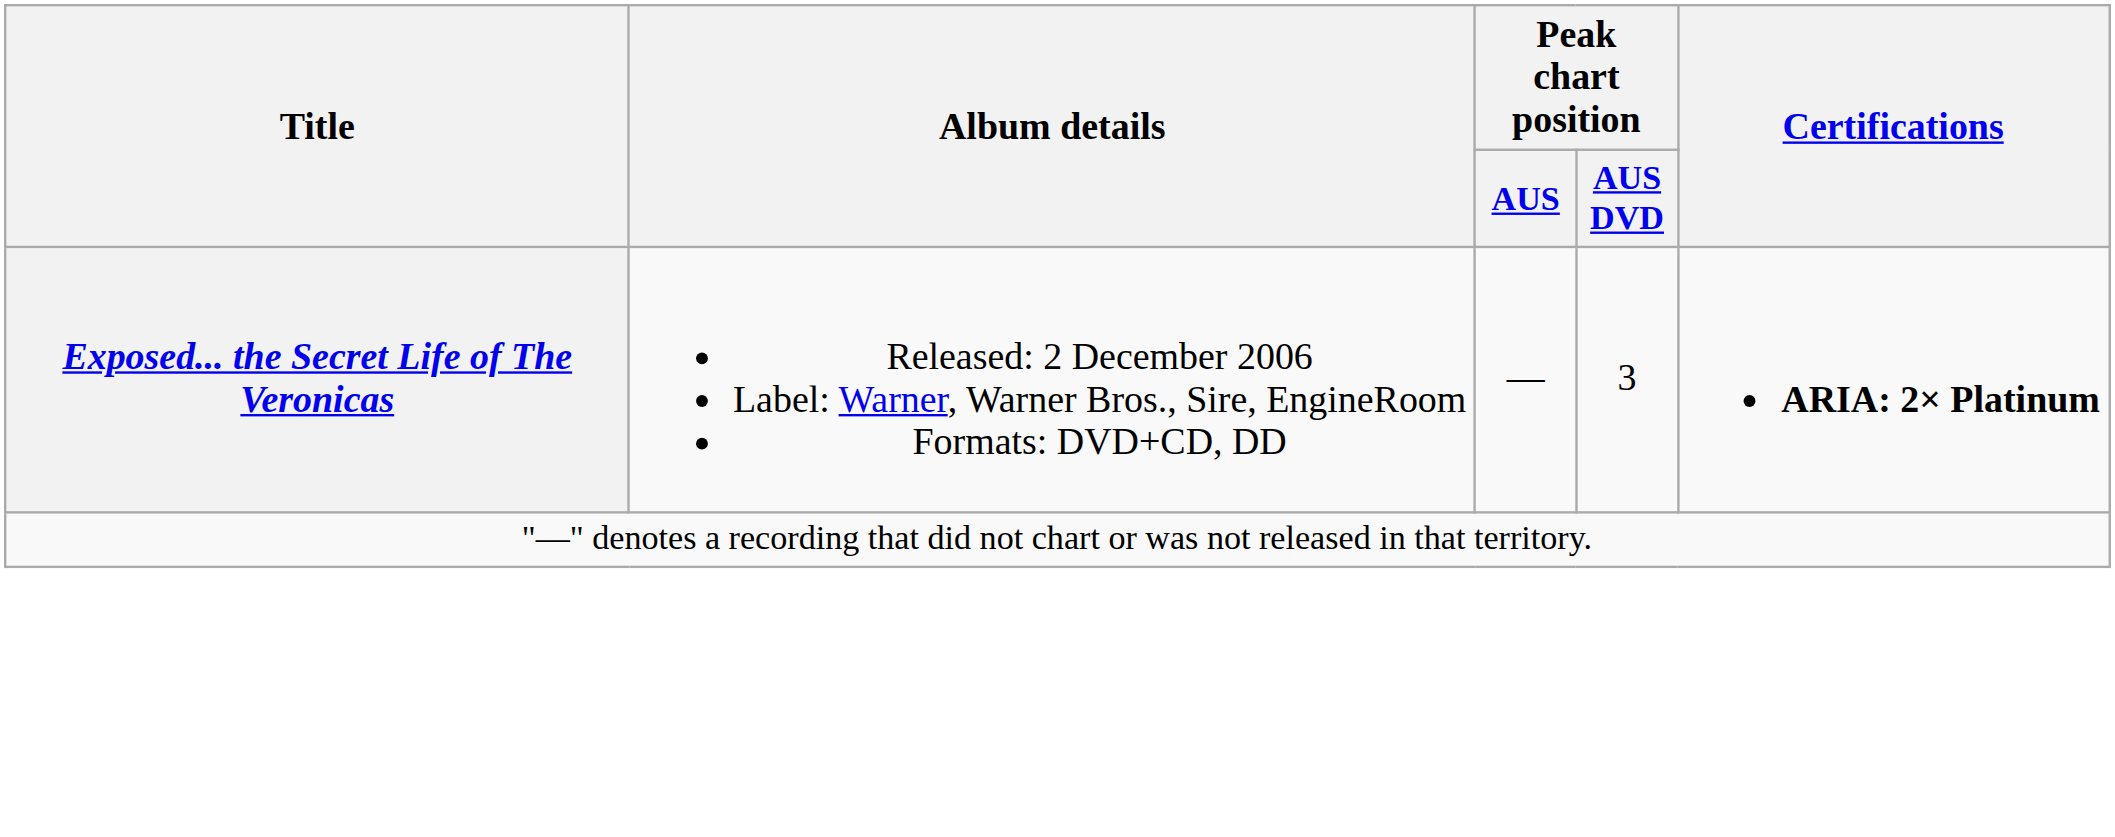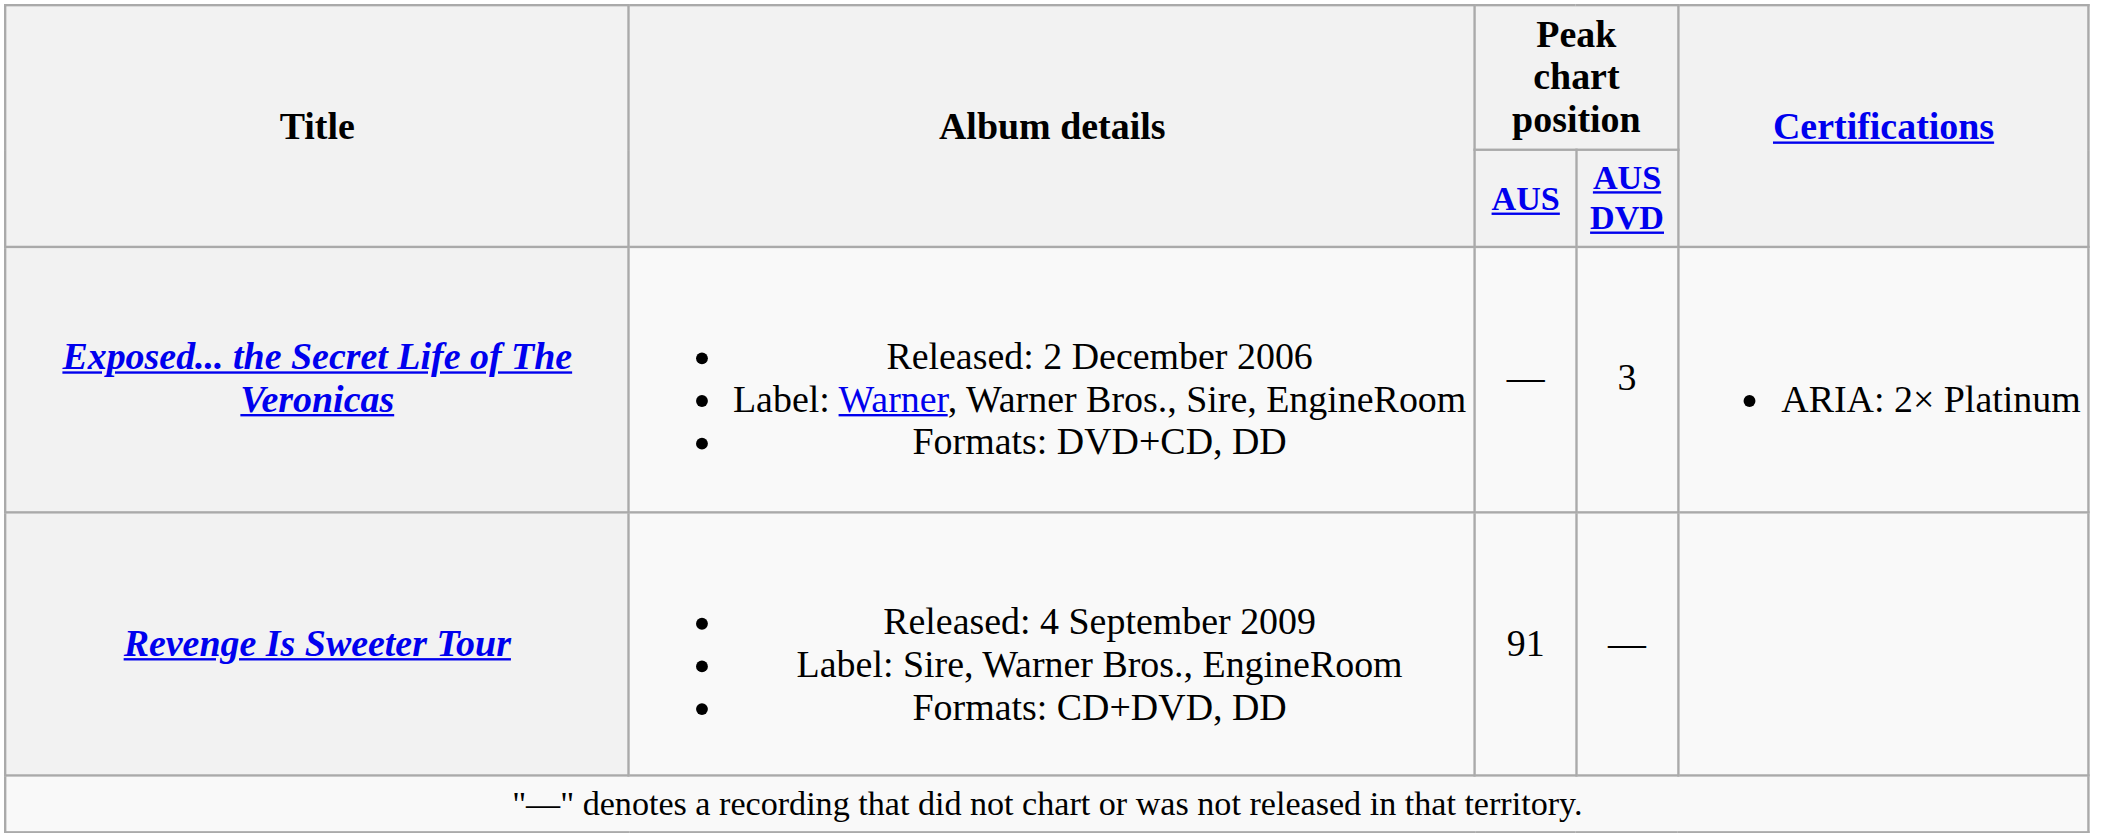(1893, 401) bold -> (1884, 401) normal
+ row: (317, 642)
